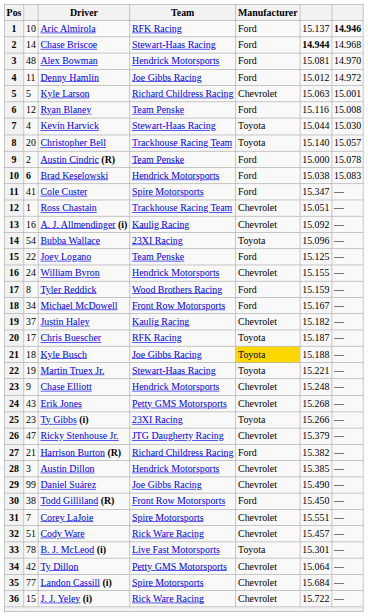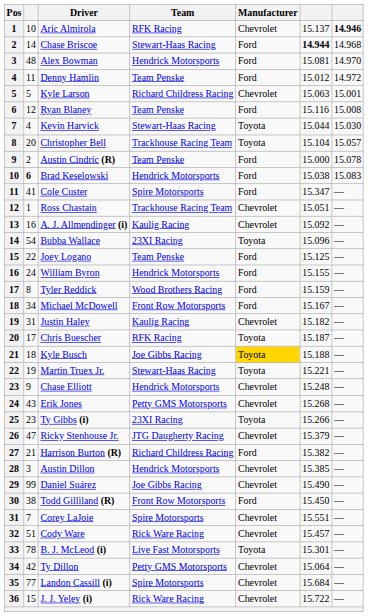(247, 29) Ford -> (258, 29) Chevrolet
(167, 77) Joe Gibbs Racing -> (158, 77) Team Penske
(316, 143) 15.140 -> (316, 143) 15.104
(258, 273) Chevrolet -> (247, 273) Ford
(31, 322) 37 -> (31, 322) 31
